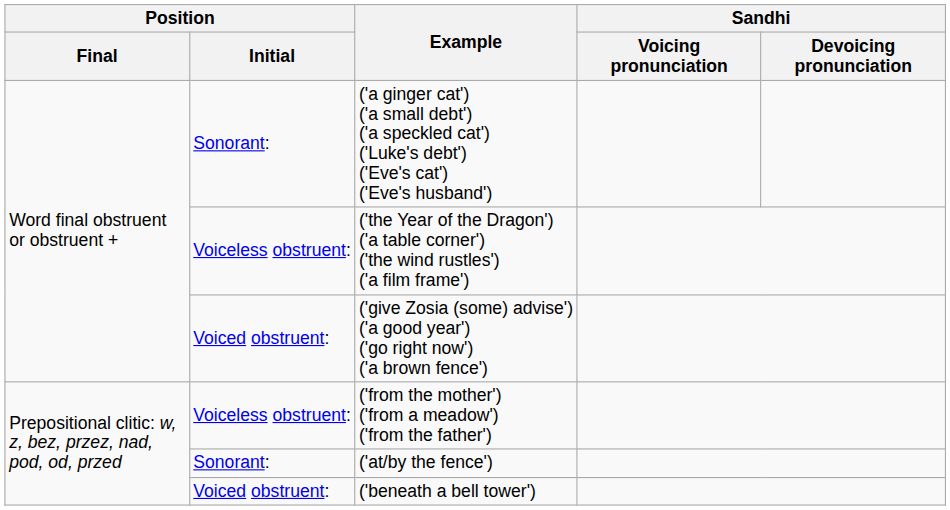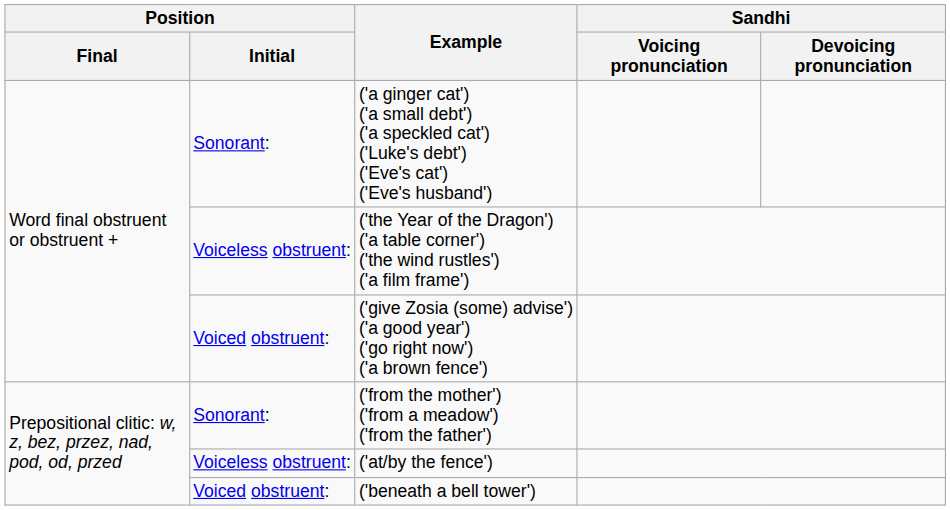(272, 415) Voiceless obstruent: -> (231, 415) Sonorant:
(231, 463) Sonorant: -> (272, 463) Voiceless obstruent:
